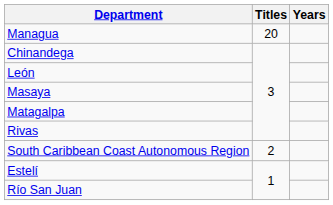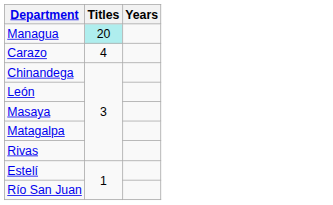(271, 34) no background -> (103, 34) paleturquoise background
+ row: (27, 53)
- row: (128, 151)
